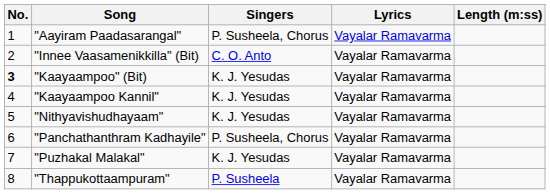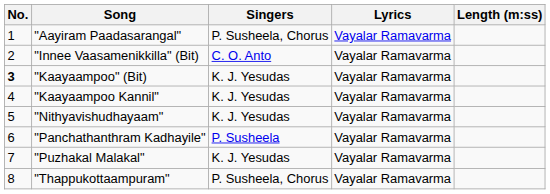(270, 138) P. Susheela, Chorus -> (246, 138) P. Susheela
(246, 178) P. Susheela -> (270, 178) P. Susheela, Chorus
